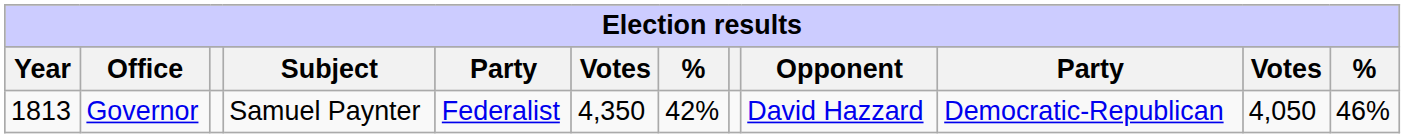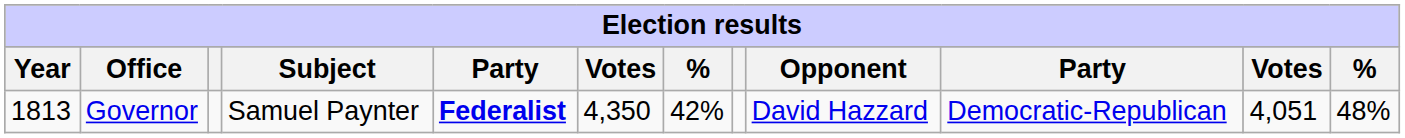(501, 111) normal -> (502, 111) bold
(1282, 111) 4,050 -> (1283, 111) 4,051
(1363, 111) 46% -> (1363, 111) 48%
